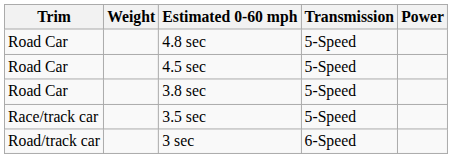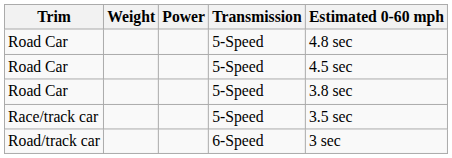columns swapped: (423, 16) <-> (230, 16)
